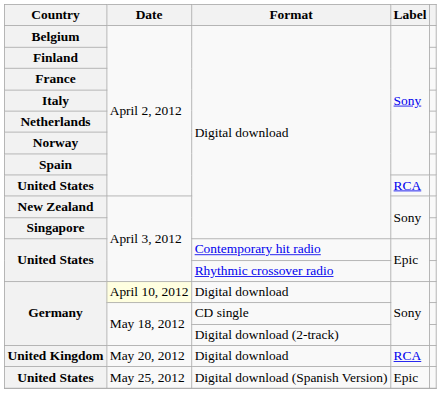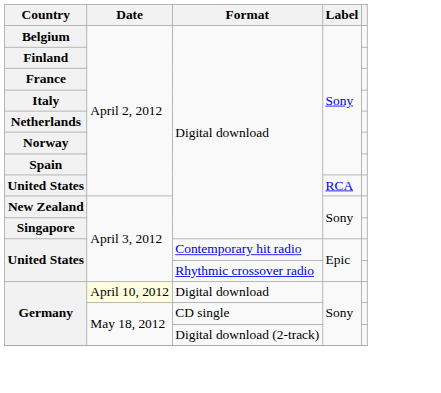- row: (56, 356)
- row: (55, 377)
